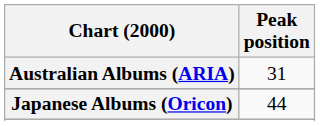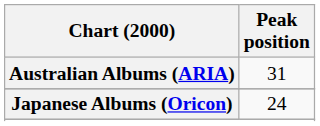(277, 103) 44 -> (277, 103) 24
